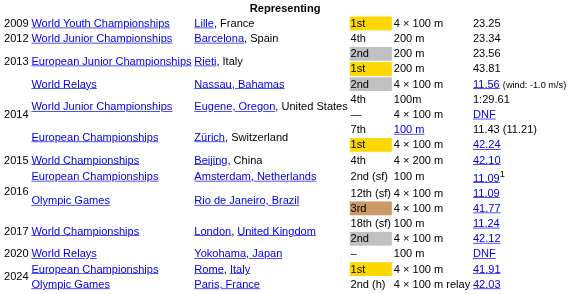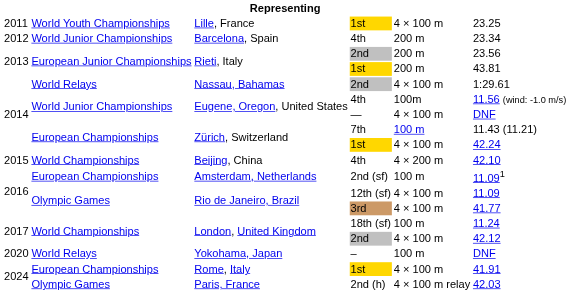(16, 23) 2009 -> (16, 23) 2011
(520, 84) 11.56 (wind: -1.0 m/s) -> (491, 84) 1:29.61
(491, 99) 1:29.61 -> (520, 99) 11.56 (wind: -1.0 m/s)
